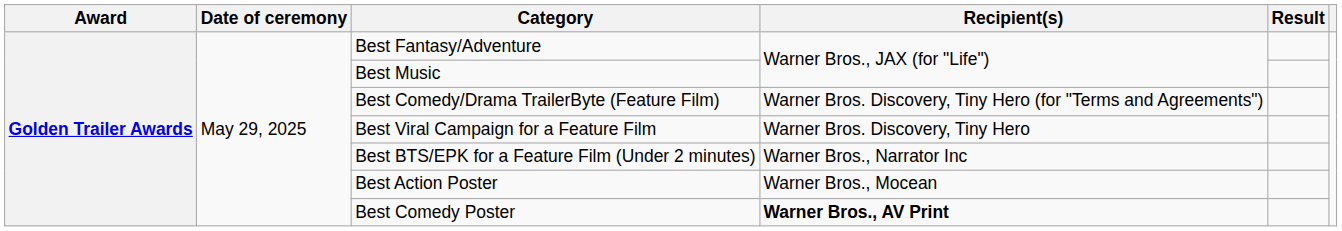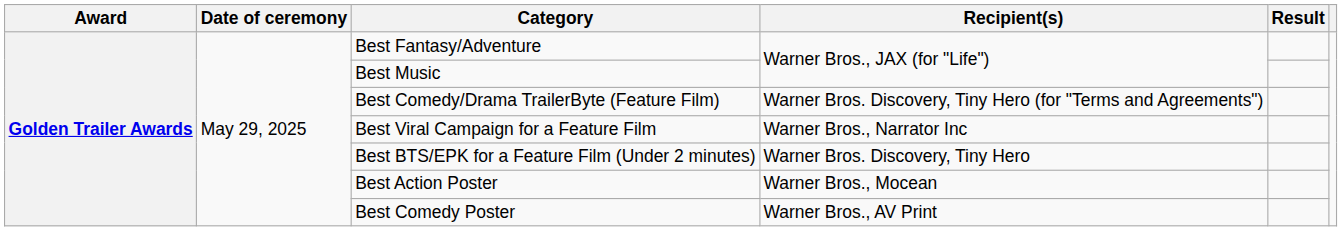(897, 128) Warner Bros. Discovery, Tiny Hero -> (865, 128) Warner Bros., Narrator Inc
(865, 156) Warner Bros., Narrator Inc -> (897, 156) Warner Bros. Discovery, Tiny Hero
(856, 211) bold -> (850, 211) normal
